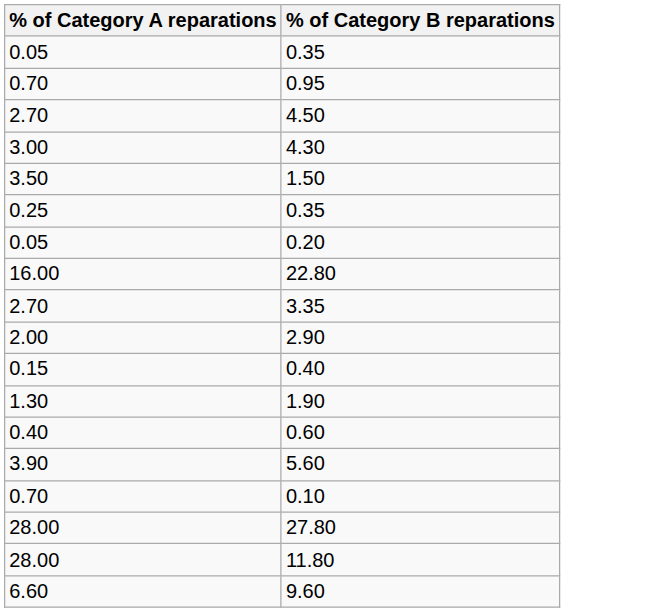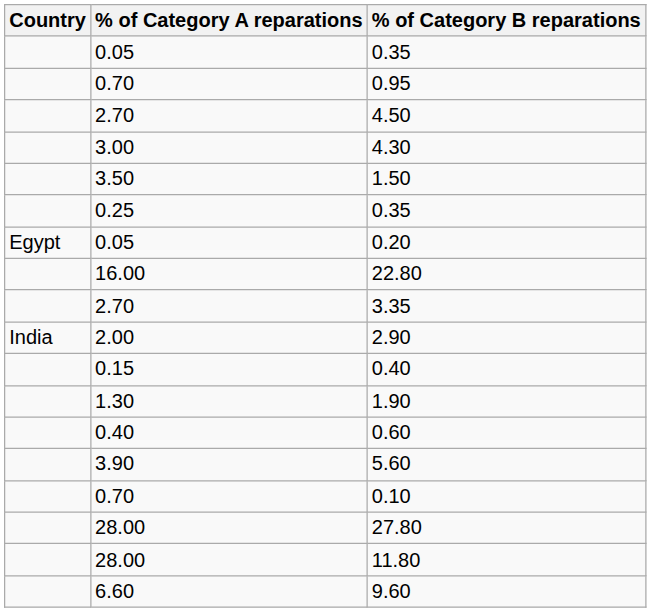+ column: (48, 20)
